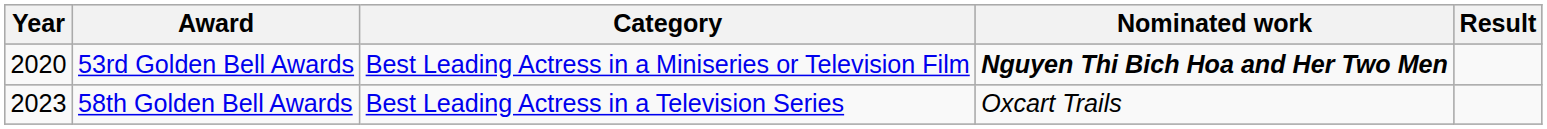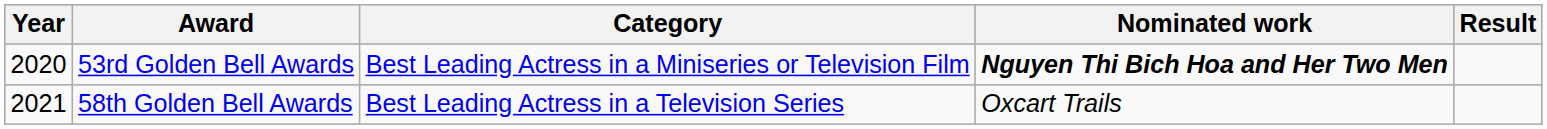(39, 104) 2023 -> (39, 104) 2021
